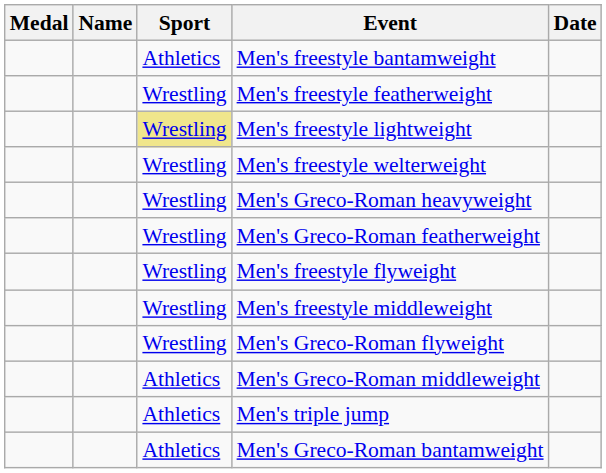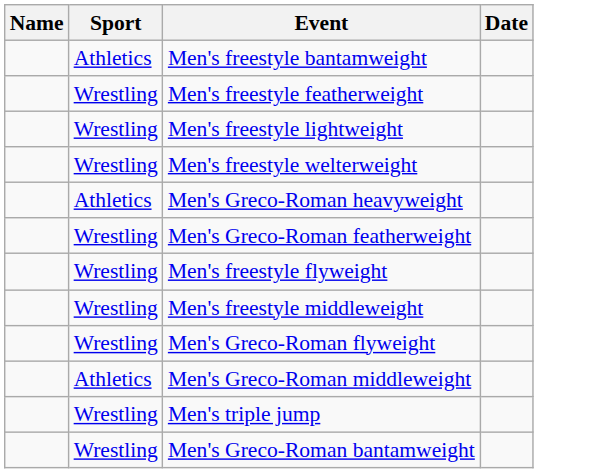- column: (39, 22)
(184, 129) khaki background -> (116, 129) no background
(184, 200) Wrestling -> (113, 200) Athletics
(181, 413) Athletics -> (116, 413) Wrestling
(181, 449) Athletics -> (116, 449) Wrestling
